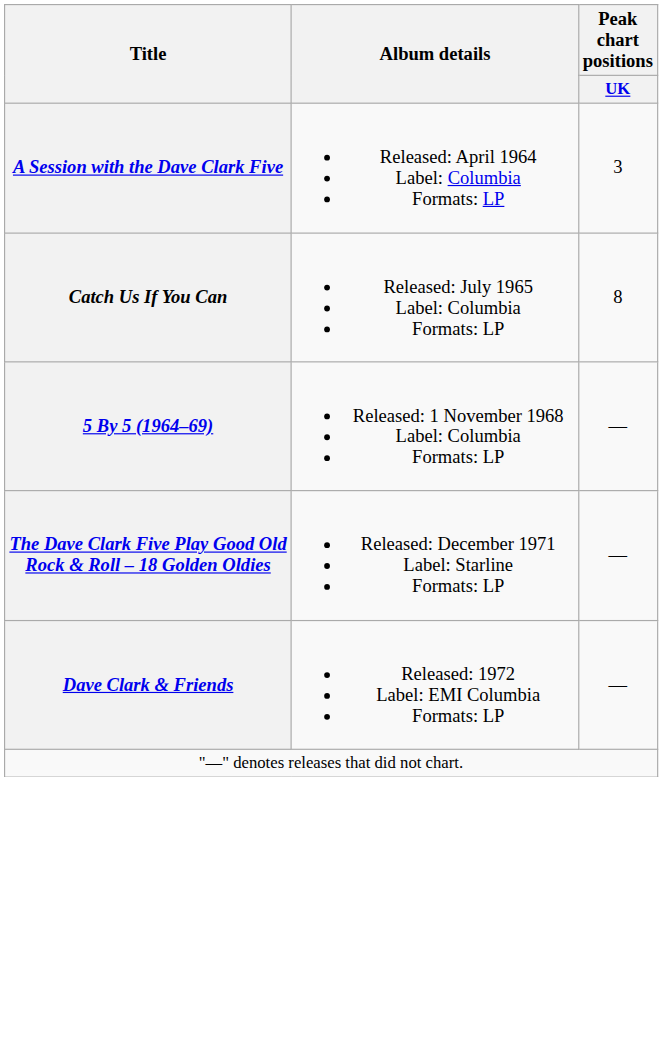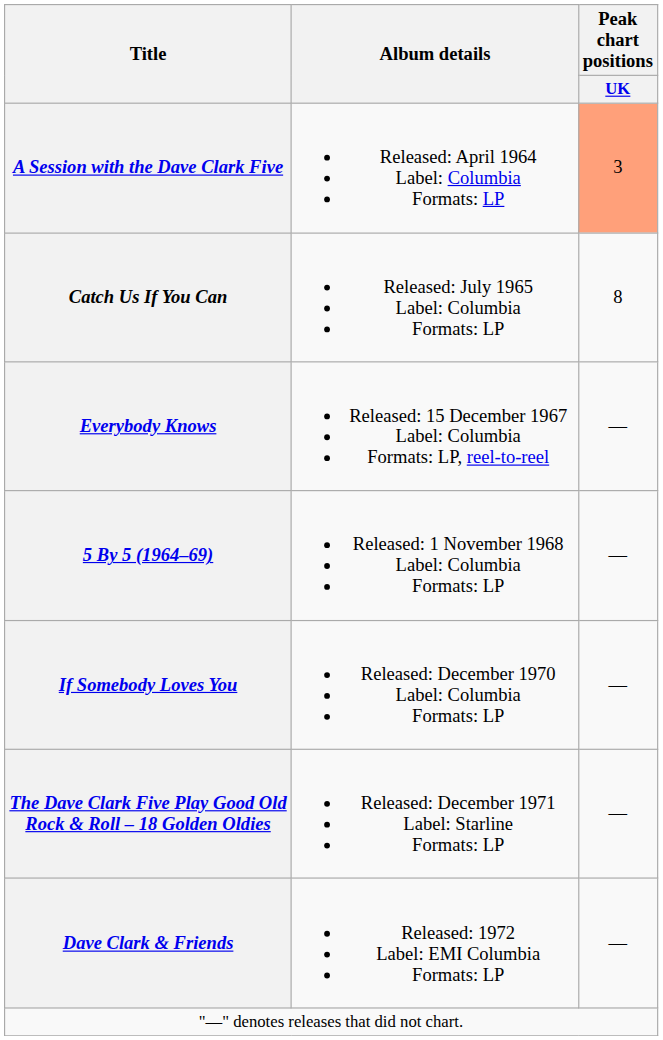(618, 167) no background -> (618, 167) lightsalmon background
+ row: (148, 426)
+ row: (148, 684)
